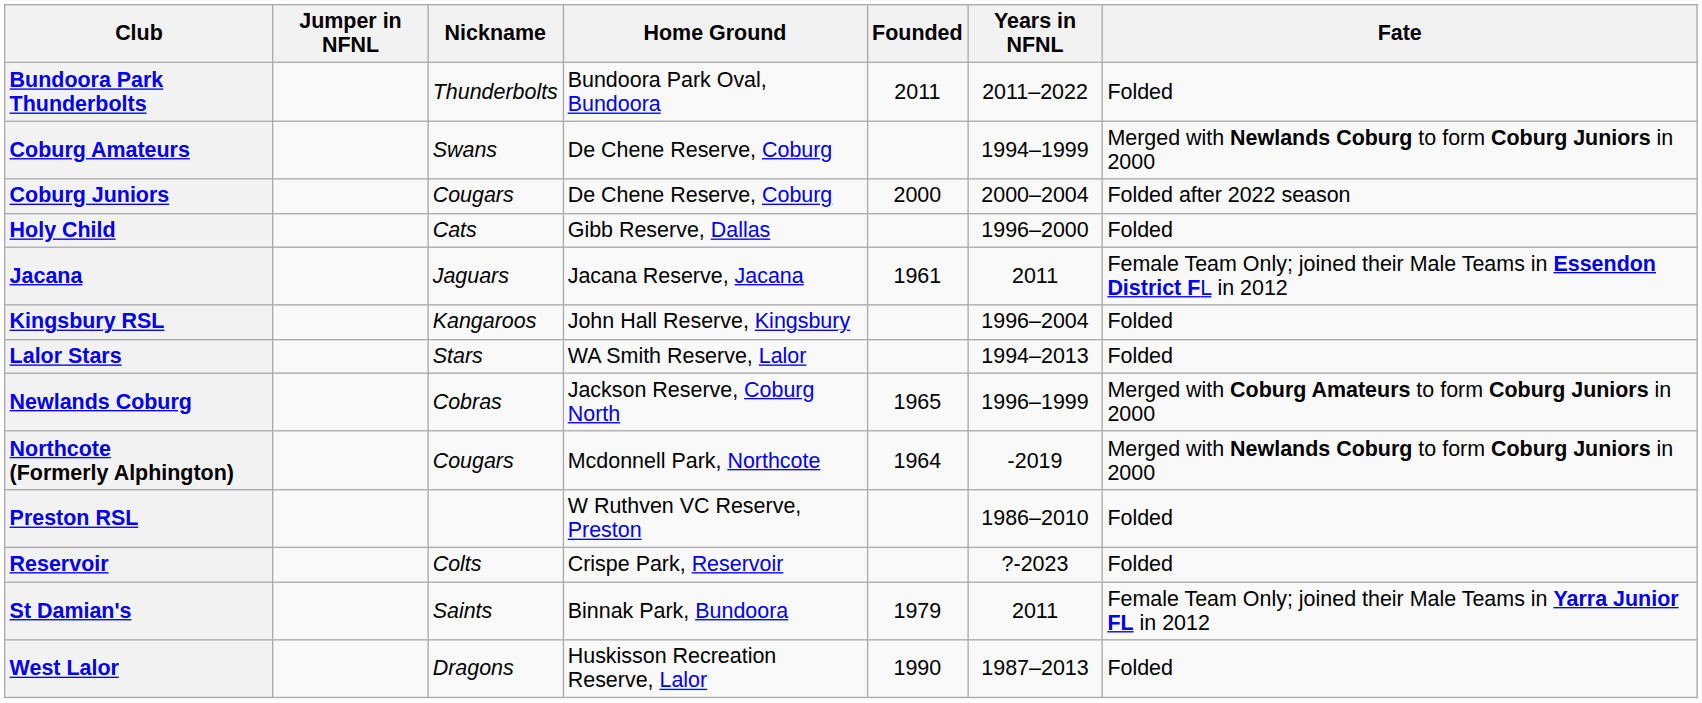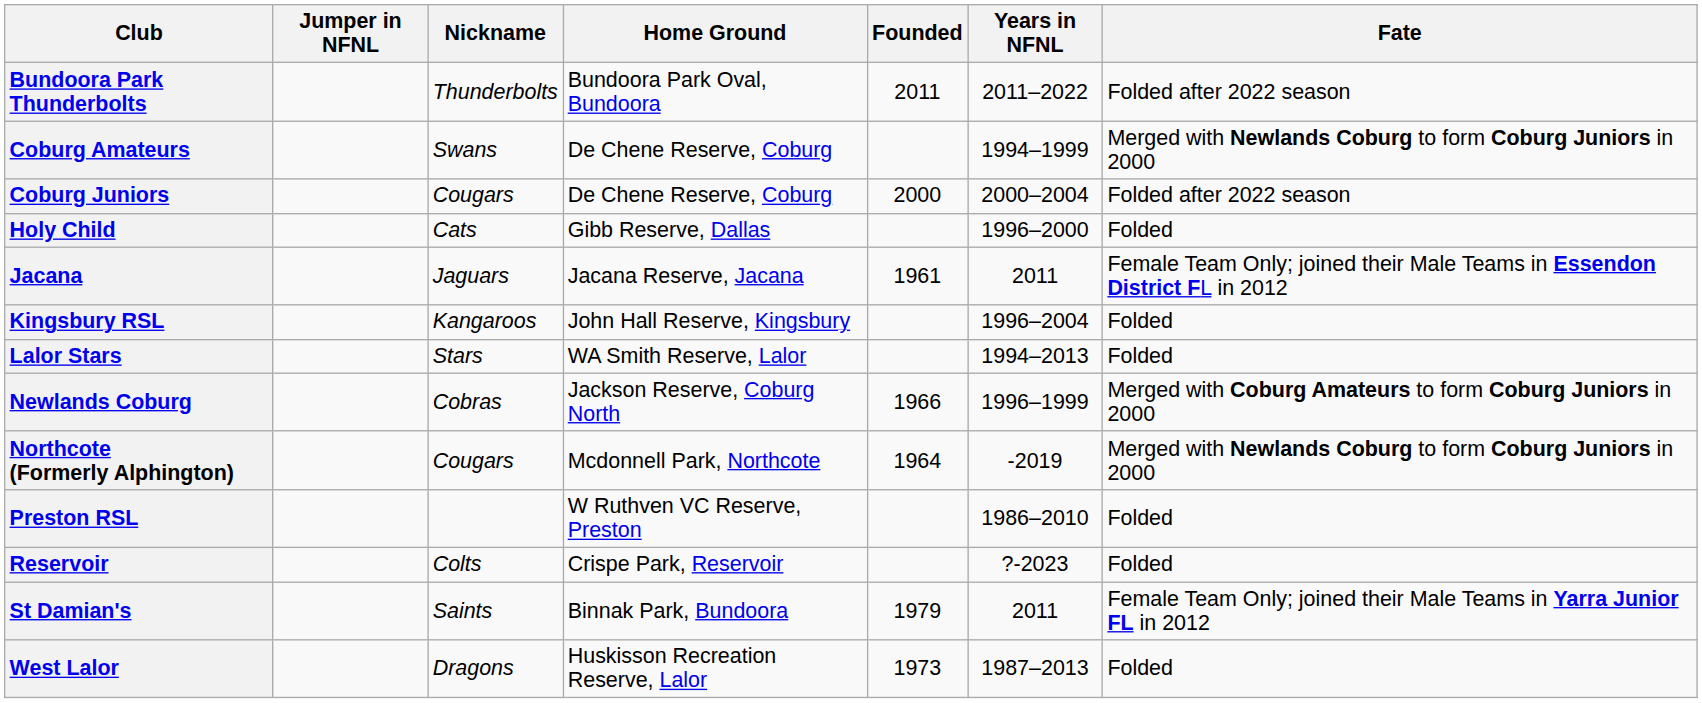(1140, 91) Folded -> (1229, 91) Folded after 2022 season
(917, 402) 1965 -> (917, 402) 1966
(917, 668) 1990 -> (917, 668) 1973
